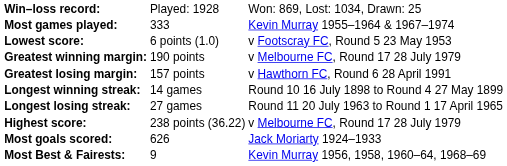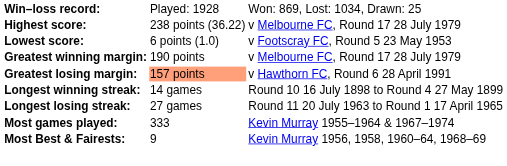rows swapped: (45, 122) <-> (61, 25)
(177, 74) no background -> (177, 74) lightsalmon background
- row: (58, 139)
